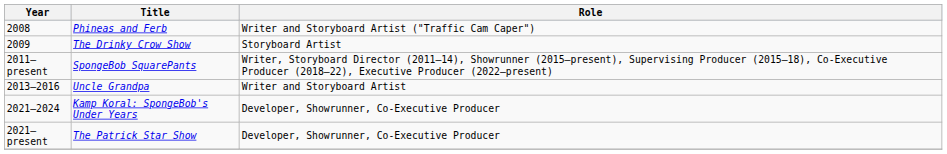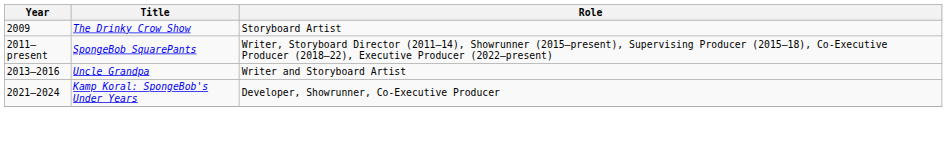- row: (120, 28)
- row: (135, 136)
